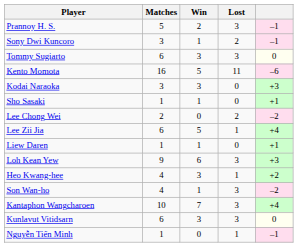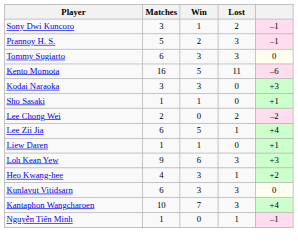rows swapped: (31, 26) <-> (40, 41)
- row: (28, 190)
rows swapped: (40, 220) <-> (50, 205)
